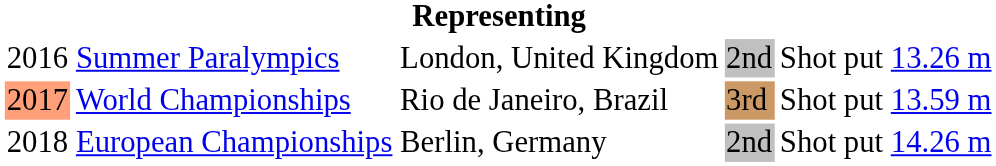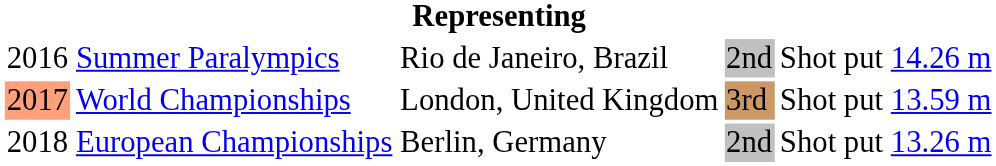(559, 57) London, United Kingdom -> (534, 57) Rio de Janeiro, Brazil
(941, 57) 13.26 m -> (941, 57) 14.26 m
(534, 100) Rio de Janeiro, Brazil -> (559, 100) London, United Kingdom
(941, 142) 14.26 m -> (941, 142) 13.26 m
